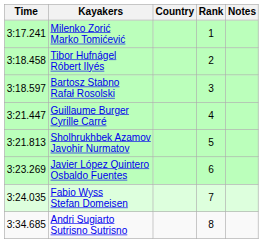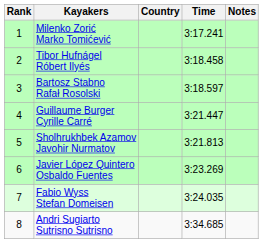columns swapped: (211, 12) <-> (26, 12)
